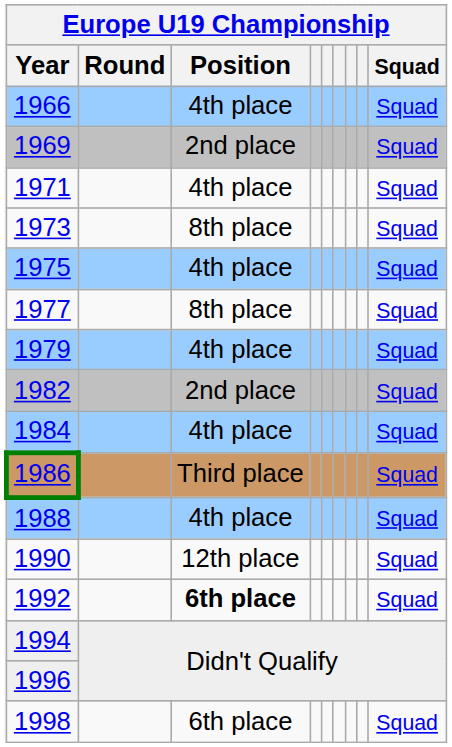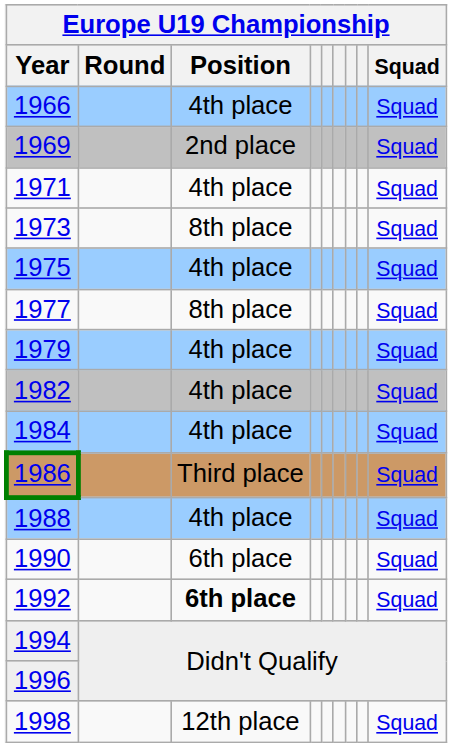(240, 390) 2nd place -> (240, 390) 4th place
(240, 559) 12th place -> (240, 559) 6th place
(240, 721) 6th place -> (240, 721) 12th place
